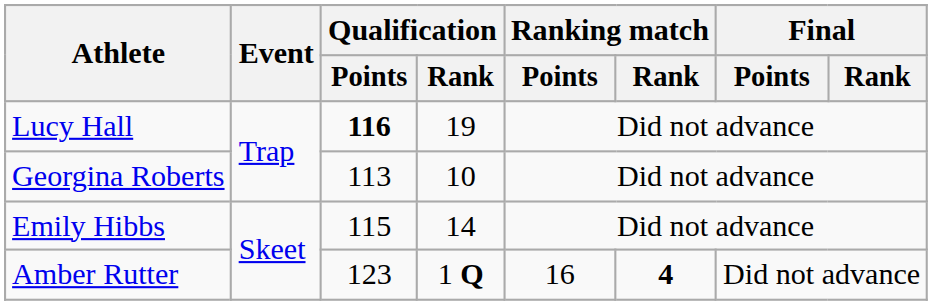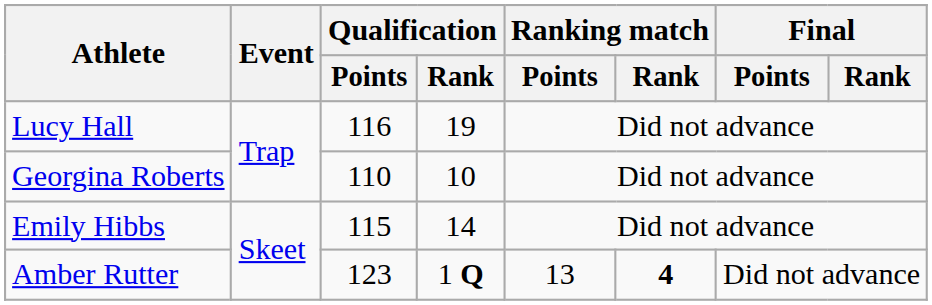(369, 126) bold -> (369, 126) normal
(369, 175) 113 -> (369, 175) 110
(560, 275) 16 -> (560, 275) 13
